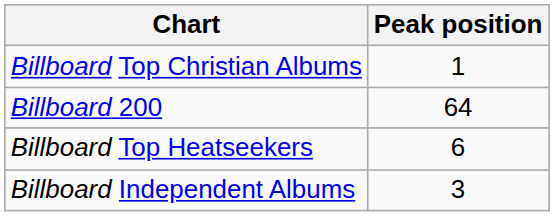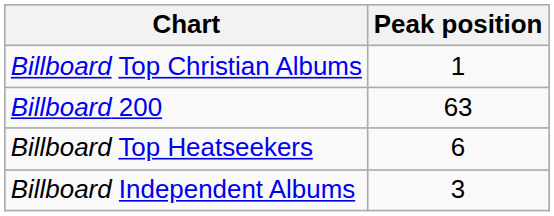(458, 107) 64 -> (458, 107) 63
